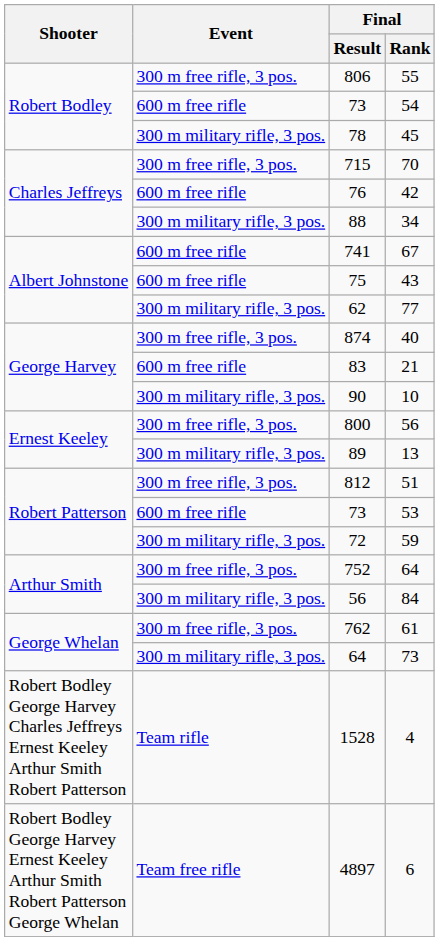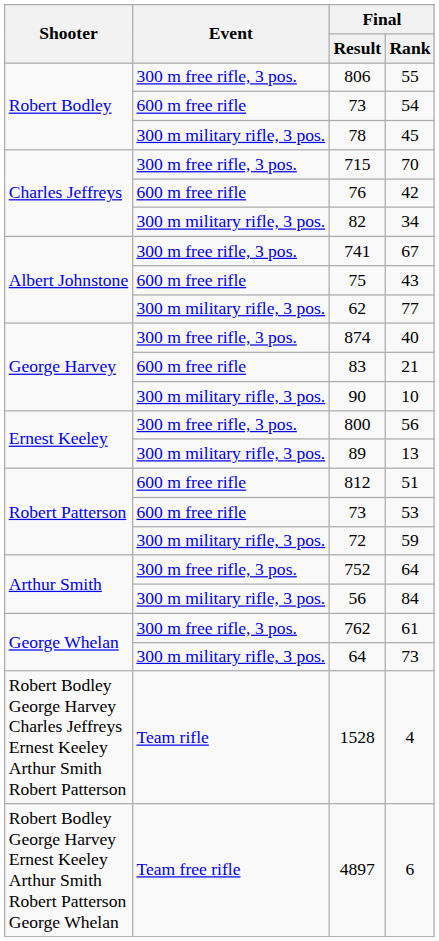(357, 222) 88 -> (357, 222) 82
(191, 251) 600 m free rifle -> (217, 251) 300 m free rifle, 3 pos.
(217, 482) 300 m free rifle, 3 pos. -> (191, 482) 600 m free rifle
